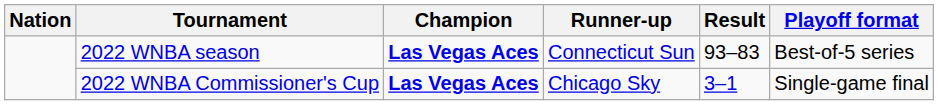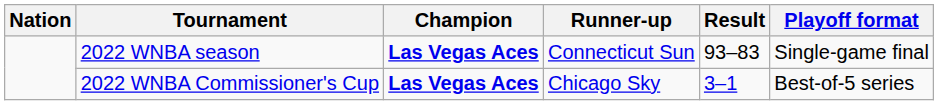(844, 52) Best-of-5 series -> (852, 52) Single-game final
(852, 83) Single-game final -> (844, 83) Best-of-5 series
